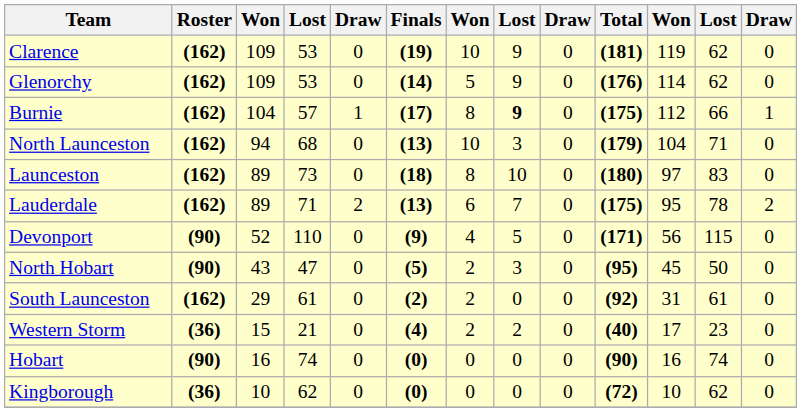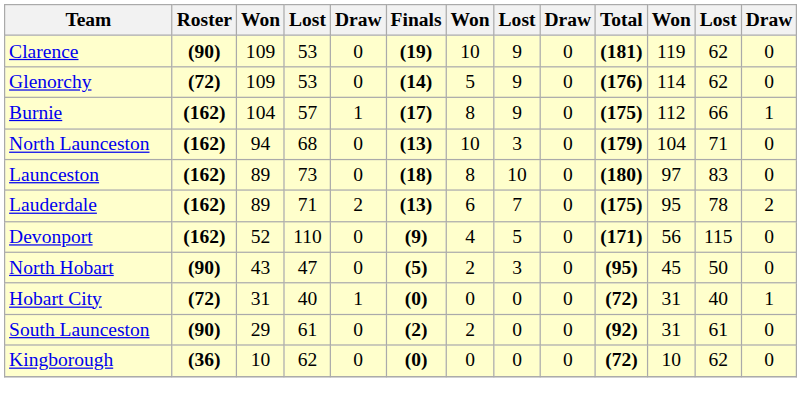(204, 50) (162) -> (204, 50) (90)
(204, 81) (162) -> (204, 81) (72)
(517, 112) bold -> (517, 112) normal
(204, 236) (90) -> (204, 236) (162)
+ row: (55, 298)
(204, 298) (162) -> (204, 329) (90)
- row: (67, 329)
- row: (36, 360)
